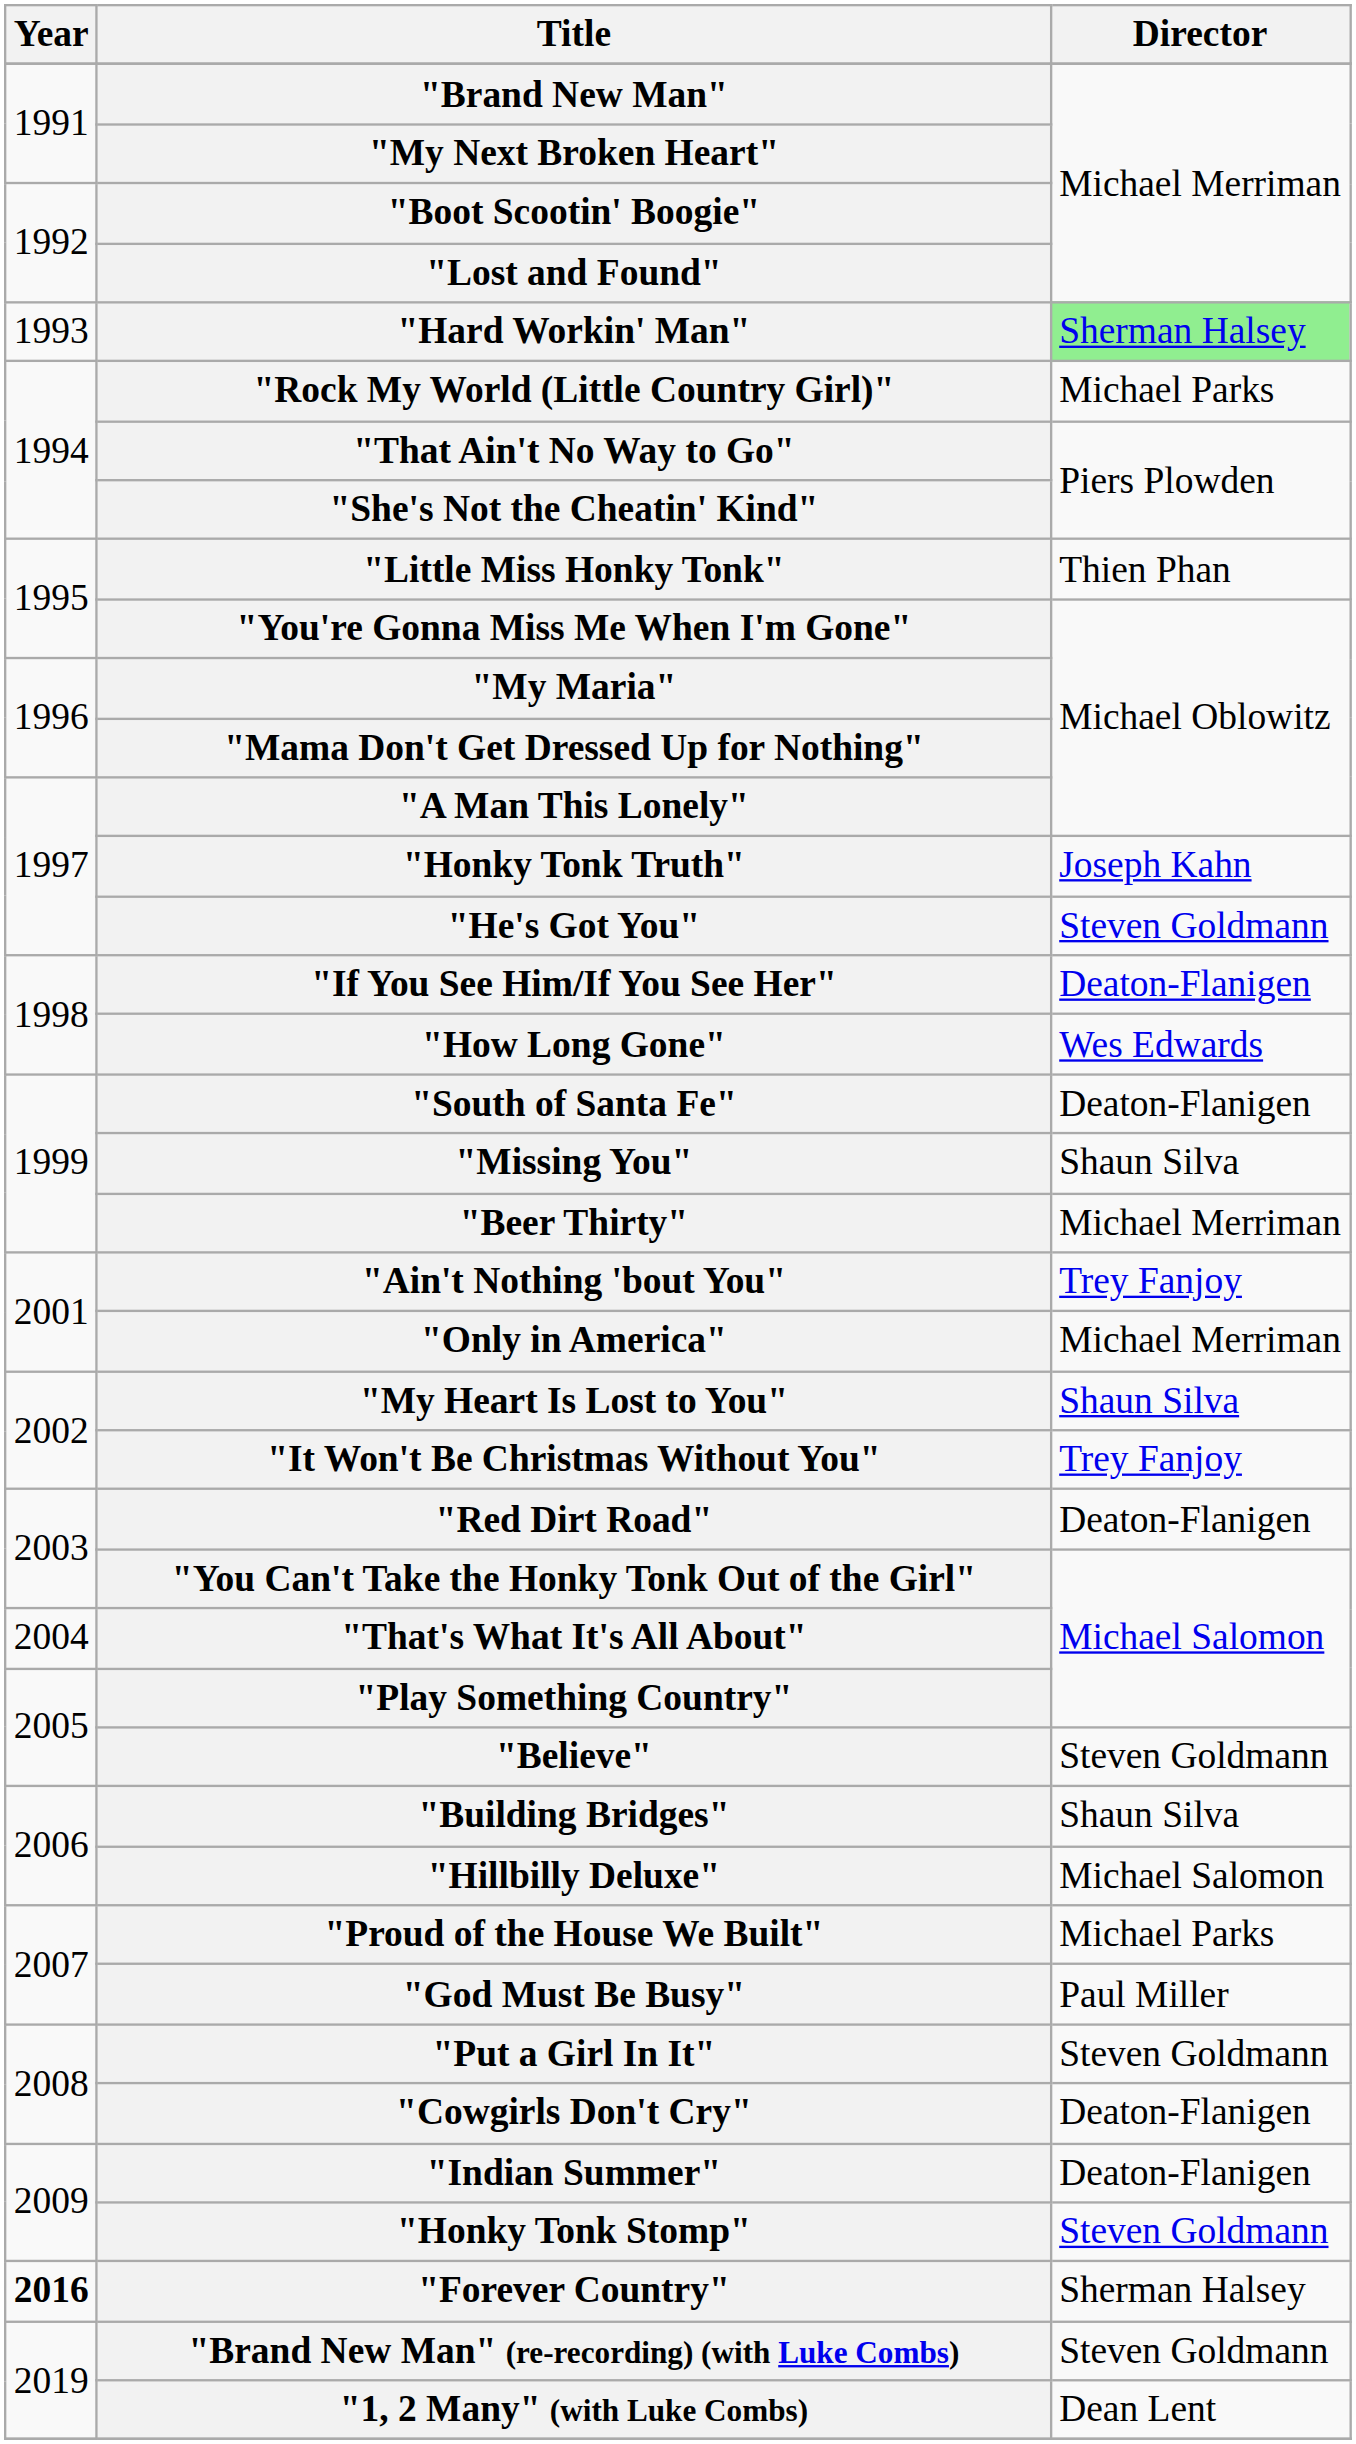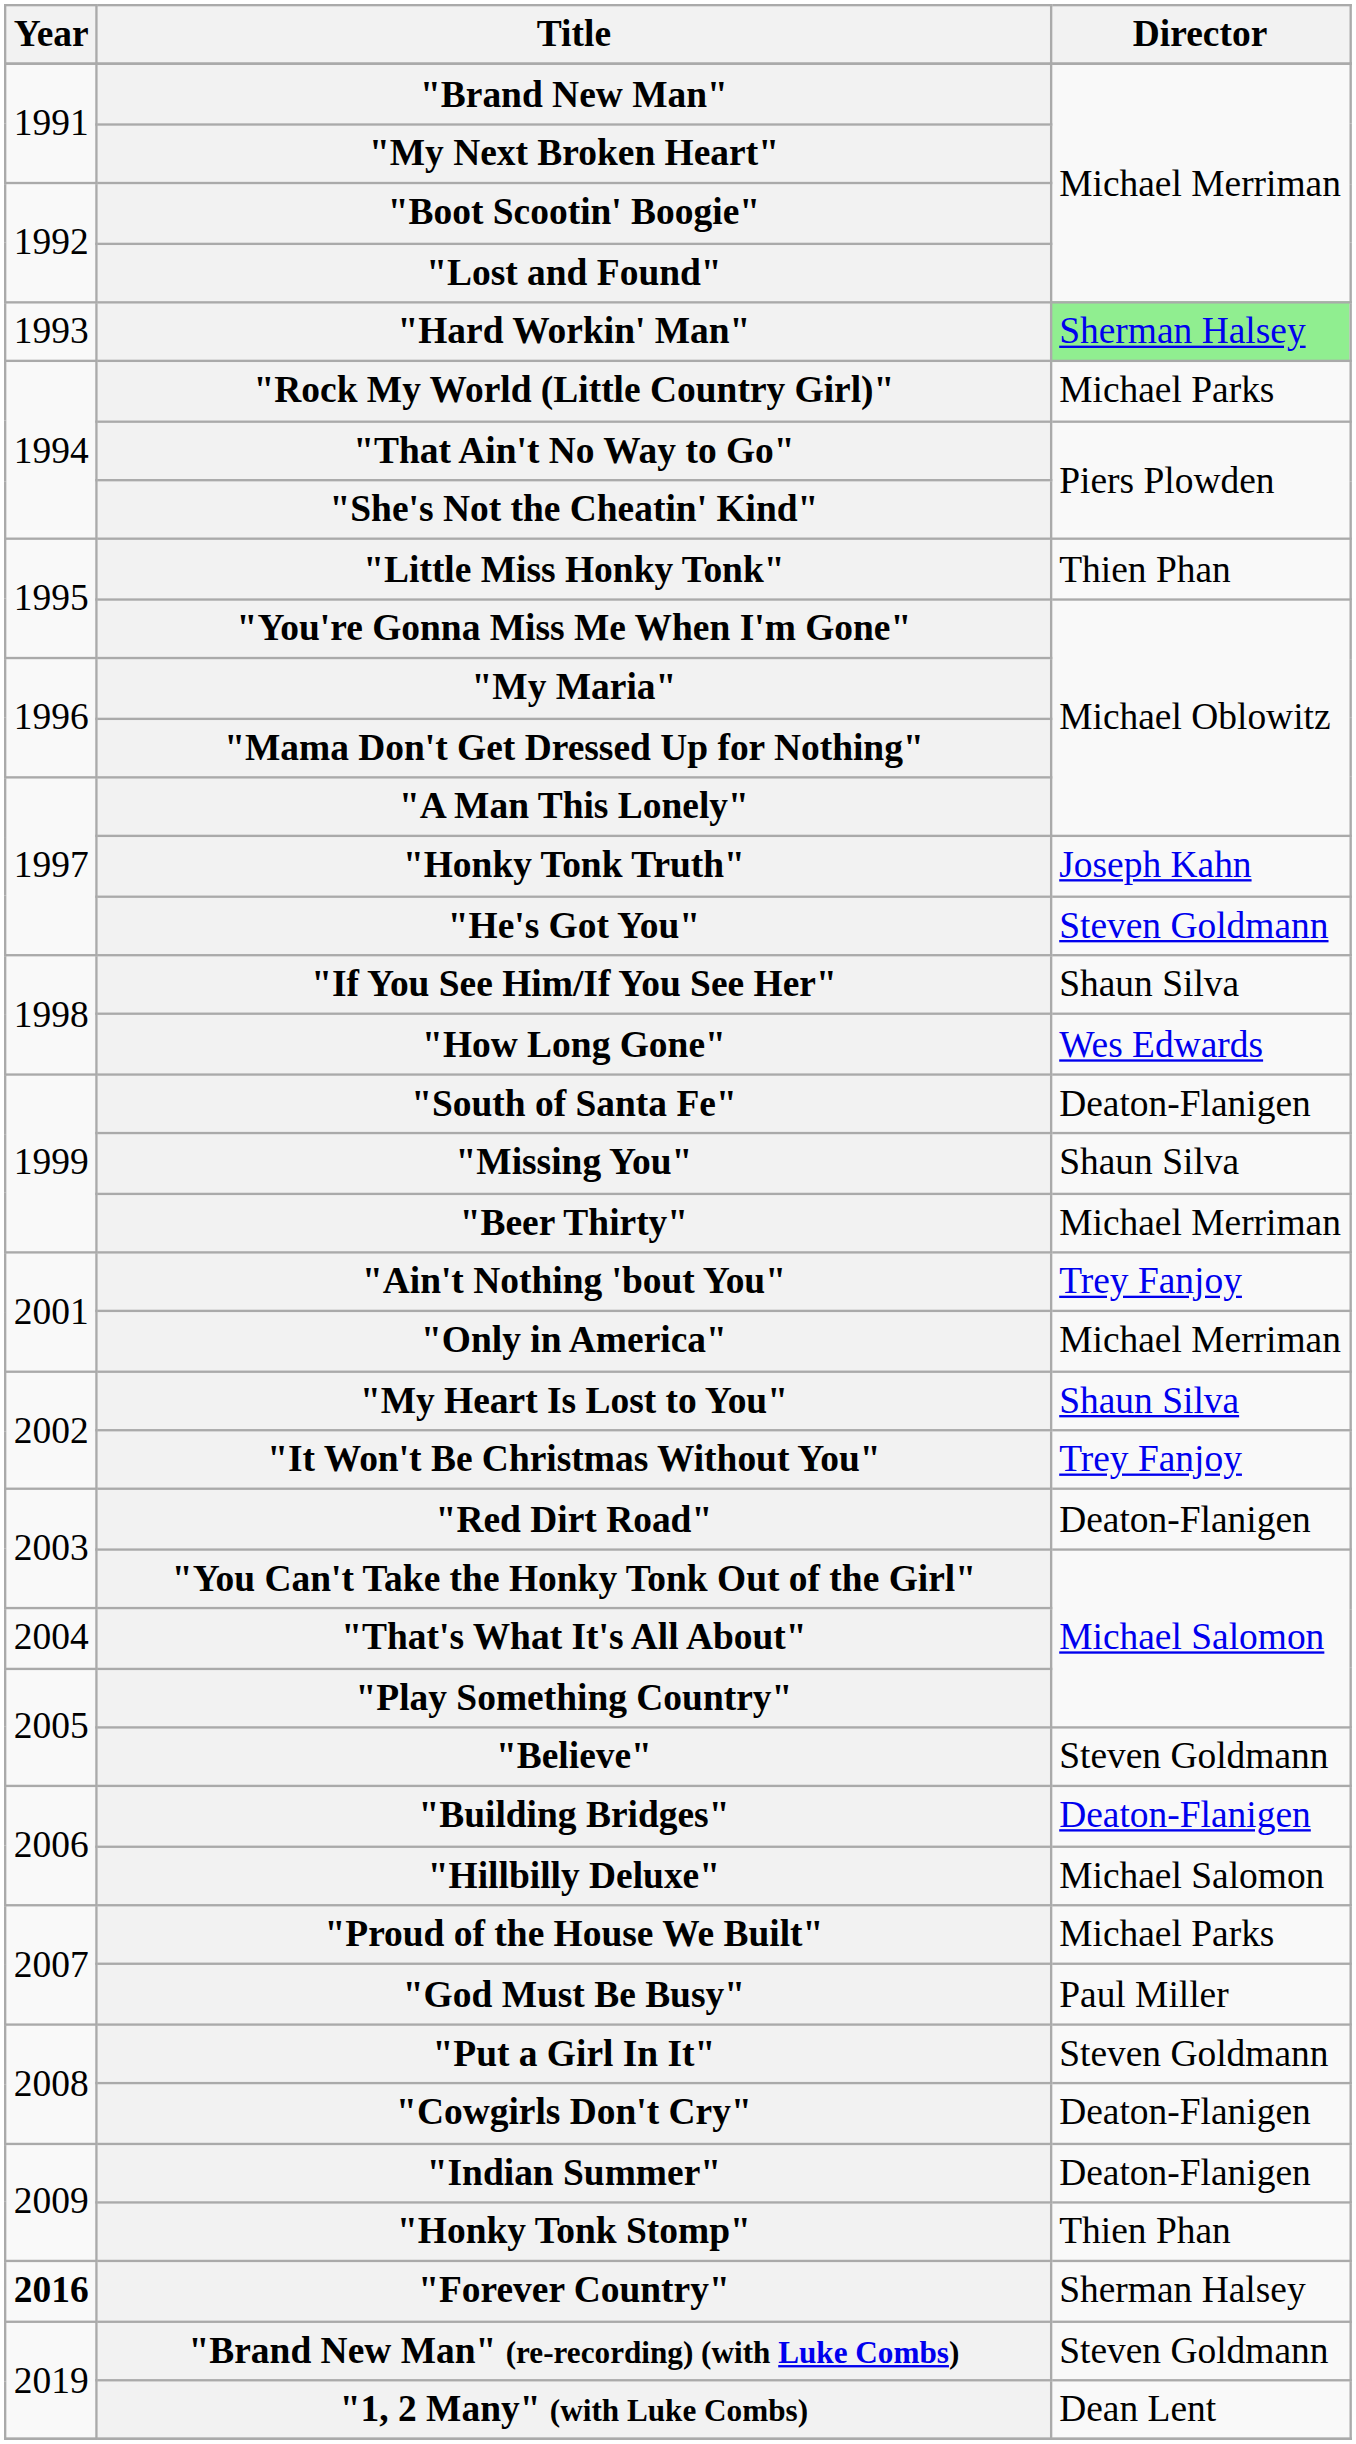(1185, 984) Deaton-Flanigen -> (1149, 984) Shaun Silva
(1149, 1815) Shaun Silva -> (1185, 1815) Deaton-Flanigen
(1194, 2231) Steven Goldmann -> (1145, 2231) Thien Phan
